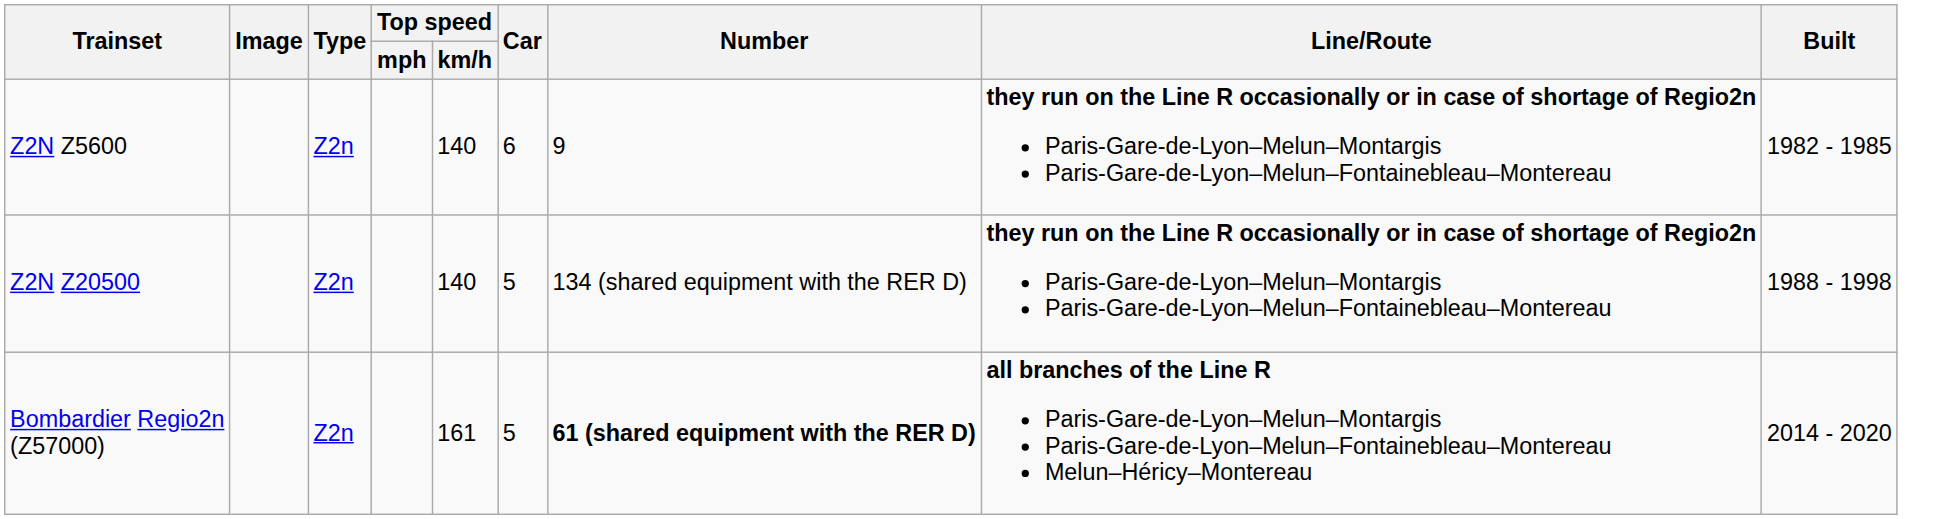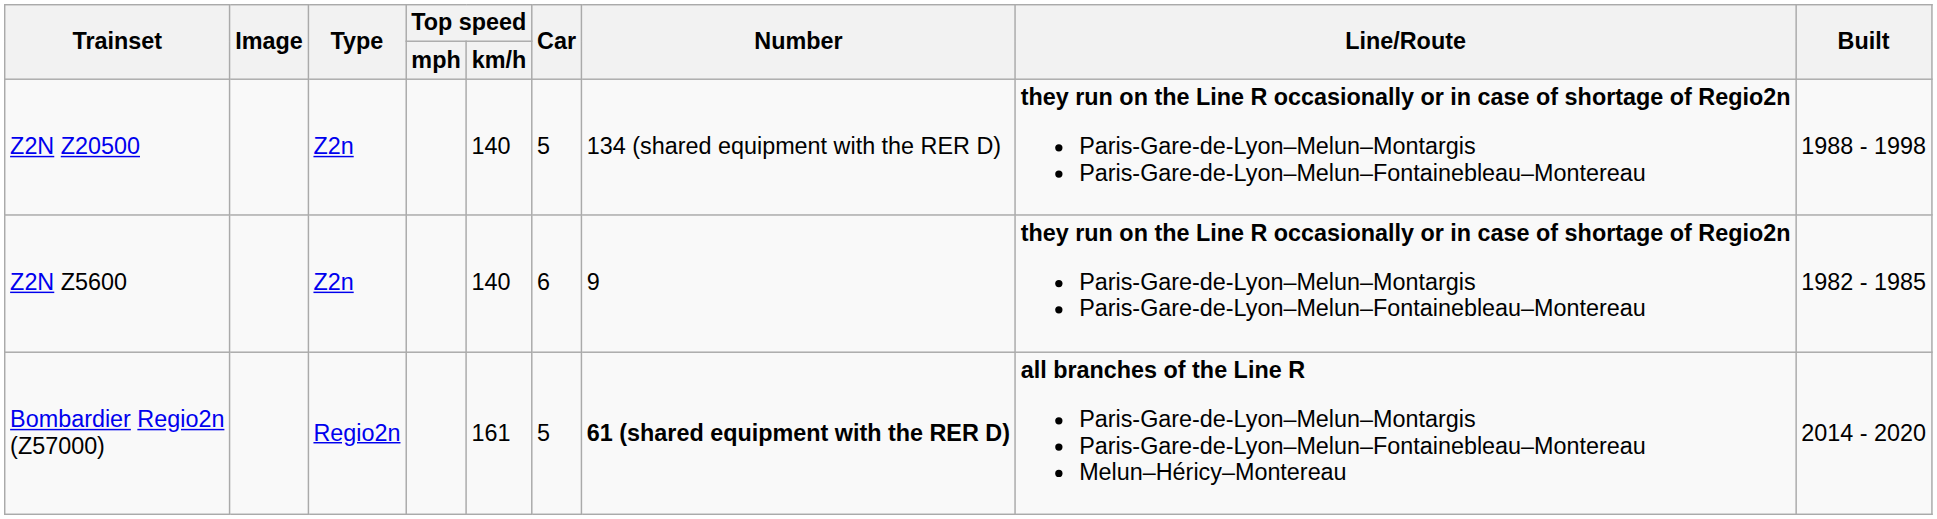rows swapped: (69, 146) <-> (75, 283)
(334, 432) Z2n -> (357, 432) Regio2n
